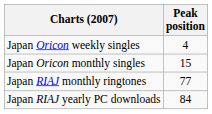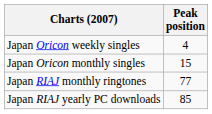(185, 99) 84 -> (185, 99) 85
